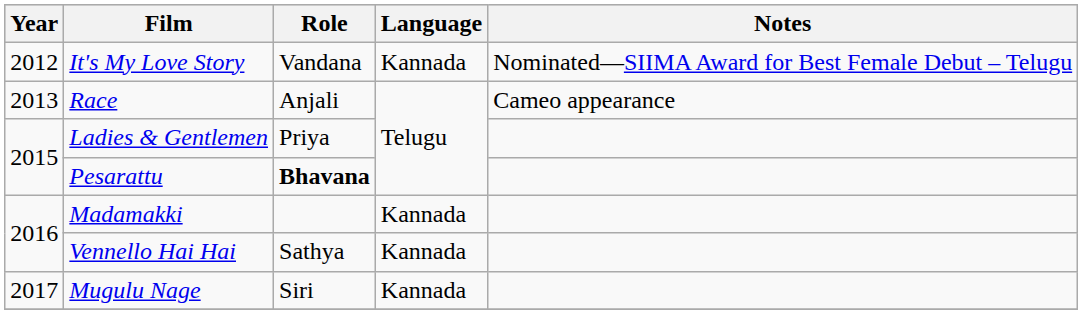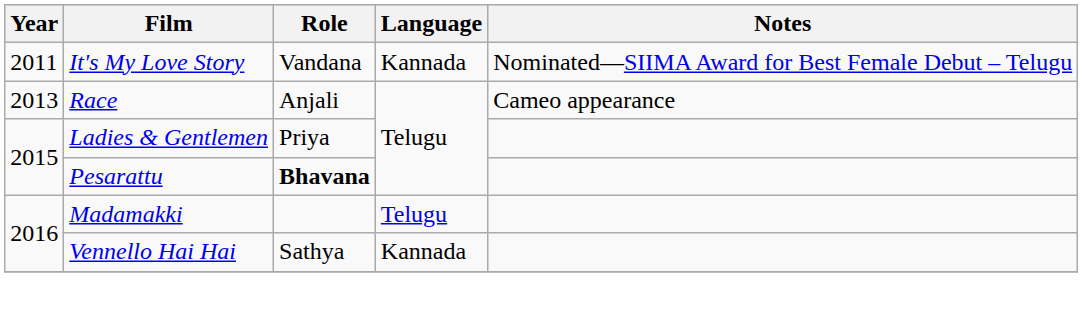(34, 61) 2012 -> (34, 61) 2011
(423, 213) Kannada -> (414, 213) Telugu
- row: (135, 289)
